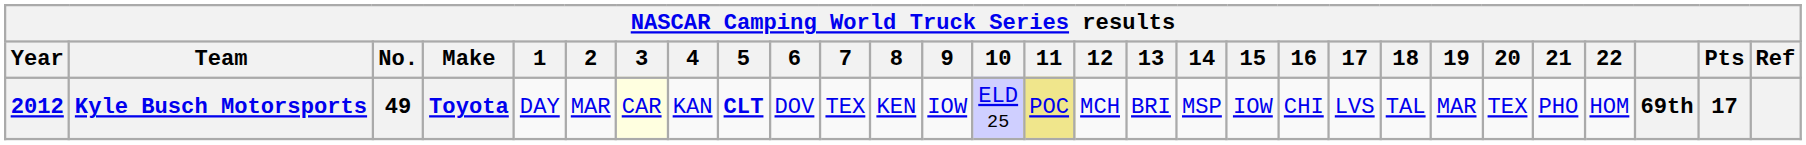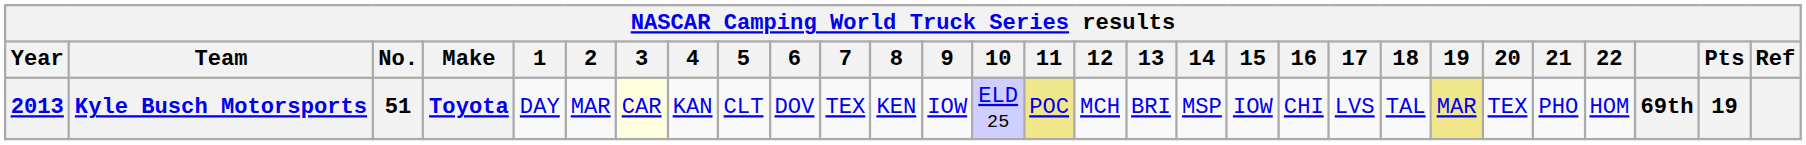(37, 107) 2012 -> (37, 107) 2013
(398, 107) 49 -> (398, 107) 51
(744, 107) bold -> (744, 107) normal
(1457, 107) no background -> (1457, 107) khaki background
(1725, 107) 17 -> (1725, 107) 19
